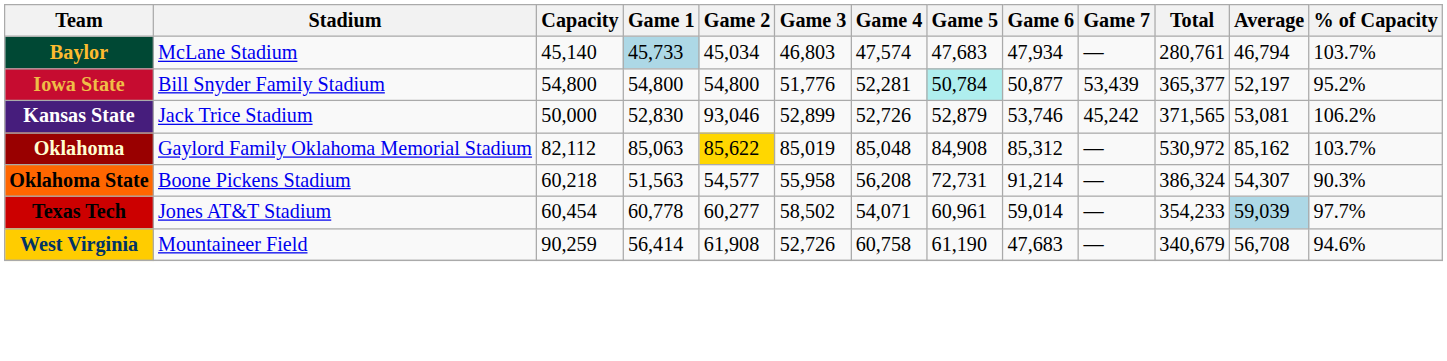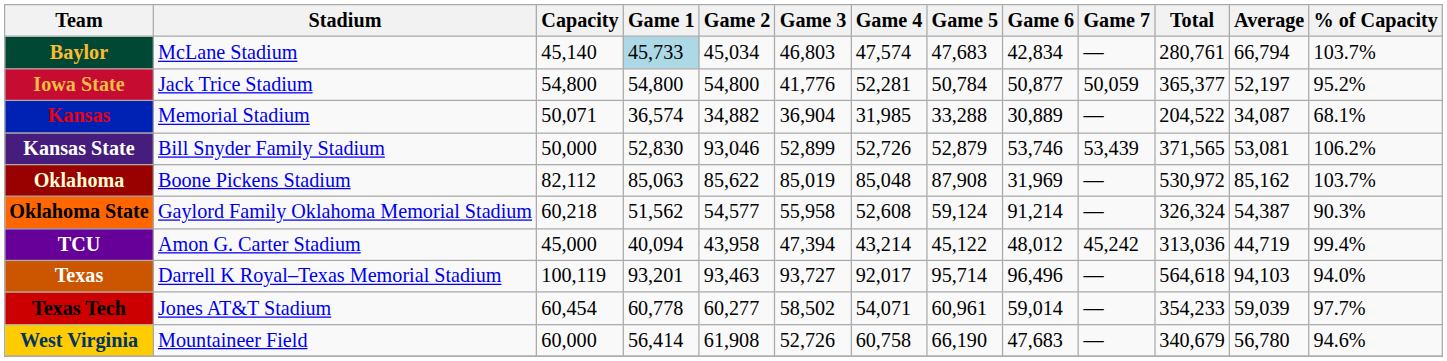(1035, 52) 47,934 -> (1035, 52) 42,834
(1262, 52) 46,794 -> (1262, 52) 66,794
(271, 84) Bill Snyder Family Stadium -> (235, 84) Jack Trice Stadium
(807, 84) 51,776 -> (807, 84) 41,776
(959, 84) paleturquoise background -> (959, 84) no background
(1111, 84) 53,439 -> (1111, 84) 50,059
+ row: (79, 116)
(235, 116) Jack Trice Stadium -> (271, 148) Bill Snyder Family Stadium
(1111, 116) 45,242 -> (1111, 148) 53,439
(345, 148) Gaylord Family Oklahoma Memorial Stadium -> (254, 180) Boone Pickens Stadium
(732, 148) gold background -> (732, 180) no background
(959, 148) 84,908 -> (959, 180) 87,908
(1035, 148) 85,312 -> (1035, 180) 31,969
(254, 180) Boone Pickens Stadium -> (345, 212) Gaylord Family Oklahoma Memorial Stadium
(656, 180) 51,563 -> (656, 212) 51,562
(883, 180) 56,208 -> (883, 212) 52,608
(959, 180) 72,731 -> (959, 212) 59,124
(1192, 180) 386,324 -> (1192, 212) 326,324
(1262, 180) 54,307 -> (1262, 212) 54,387
+ row: (79, 244)
+ row: (79, 276)
(1262, 212) lightblue background -> (1262, 308) no background
(569, 244) 90,259 -> (569, 340) 60,000
(959, 244) 61,190 -> (959, 340) 66,190
(1262, 244) 56,708 -> (1262, 340) 56,780
